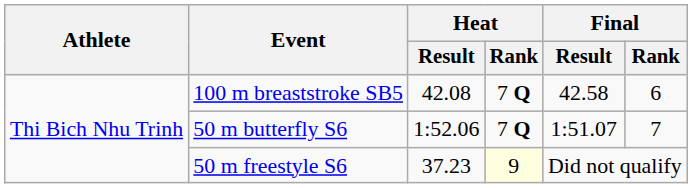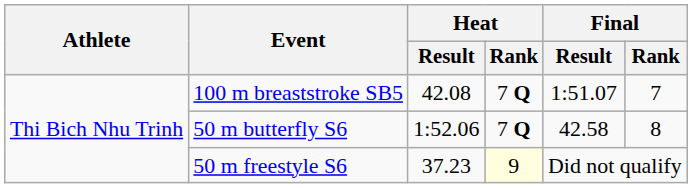(584, 93) 42.58 -> (584, 93) 1:51.07
(656, 93) 6 -> (656, 93) 7
(584, 129) 1:51.07 -> (584, 129) 42.58
(656, 129) 7 -> (656, 129) 8
